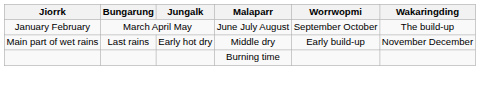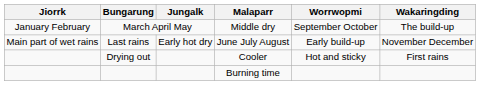(253, 27) June July August -> (253, 27) Middle dry
(253, 42) Middle dry -> (253, 42) June July August
+ row: (128, 57)
